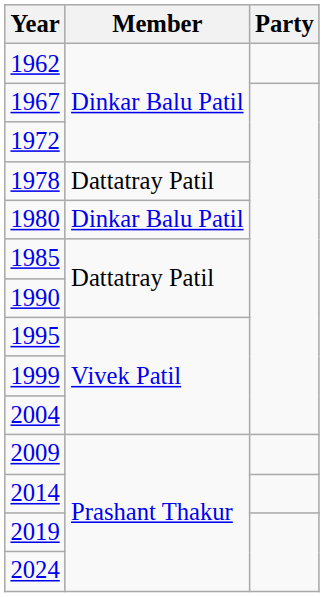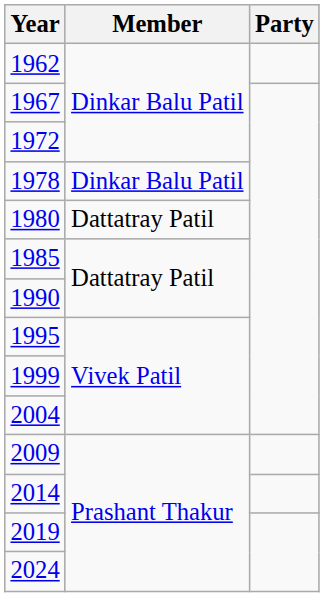(143, 180) Dattatray Patil -> (157, 180) Dinkar Balu Patil
(157, 219) Dinkar Balu Patil -> (143, 219) Dattatray Patil
